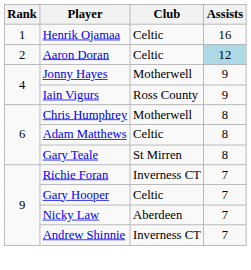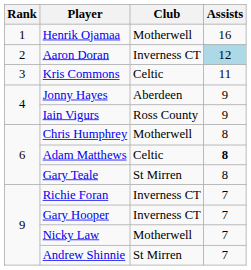(148, 34) Celtic -> (163, 34) Motherwell
(148, 54) Celtic -> (167, 54) Inverness CT
+ row: (81, 74)
(163, 74) Motherwell -> (158, 94) Aberdeen
(225, 134) normal -> (225, 154) bold
(148, 194) Celtic -> (167, 214) Inverness CT
(158, 214) Aberdeen -> (163, 235) Motherwell
(167, 235) Inverness CT -> (157, 255) St Mirren
